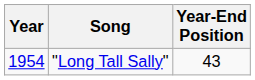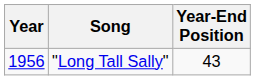(26, 61) 1954 -> (26, 61) 1956
